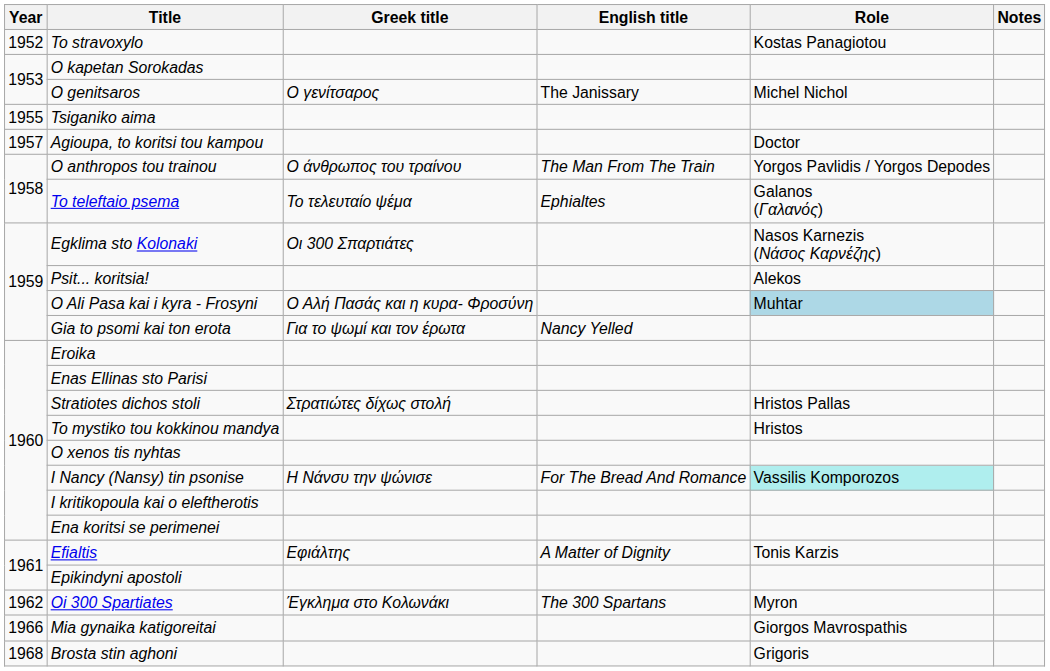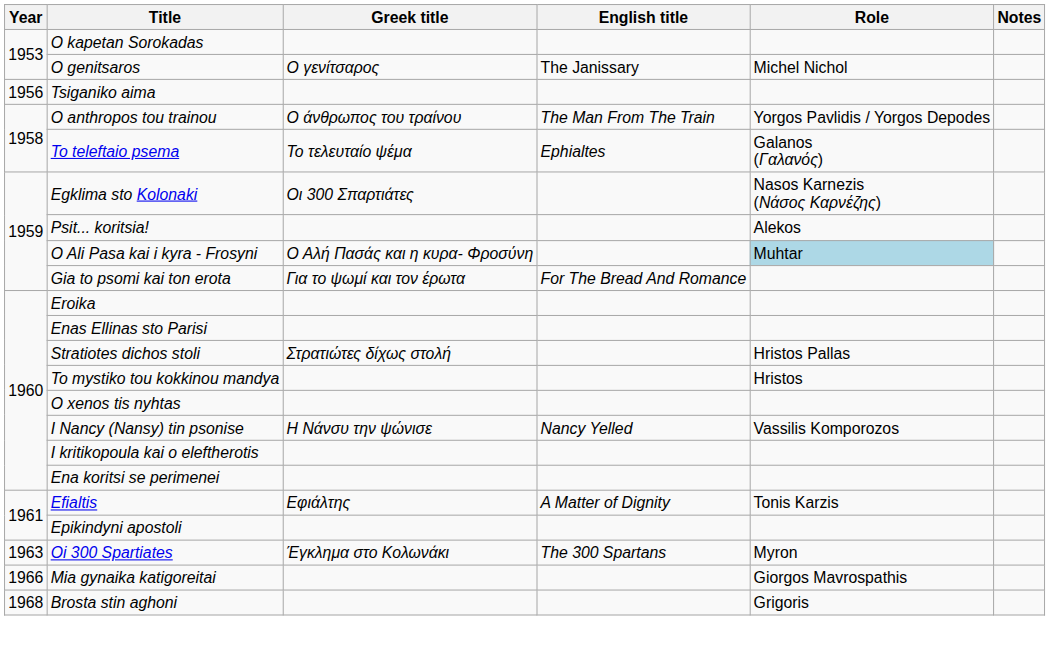- row: (97, 42)
(26, 117) 1955 -> (26, 92) 1956
- row: (157, 142)
(586, 328) Nancy Yelled -> (643, 278) For The Bread And Romance
(643, 478) For The Bread And Romance -> (586, 428) Nancy Yelled
(826, 478) paleturquoise background -> (826, 428) no background
(26, 603) 1962 -> (26, 553) 1963
